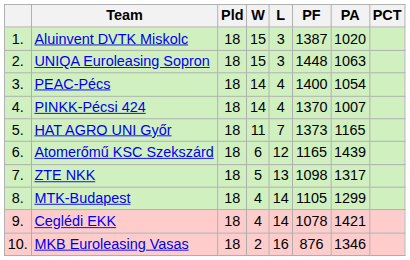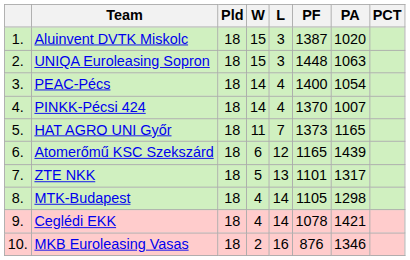(311, 175) 1098 -> (311, 175) 1101
(350, 198) 1299 -> (350, 198) 1298
